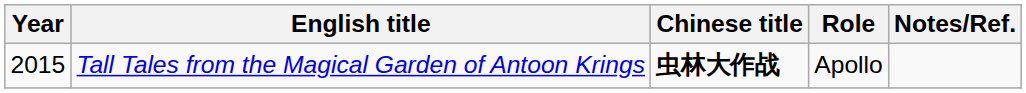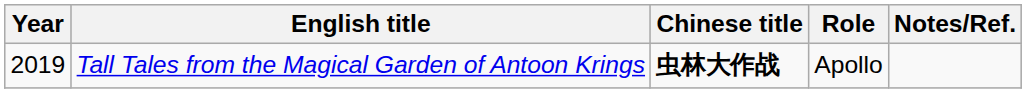(38, 65) 2015 -> (38, 65) 2019
